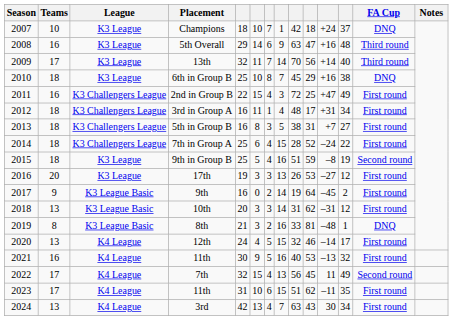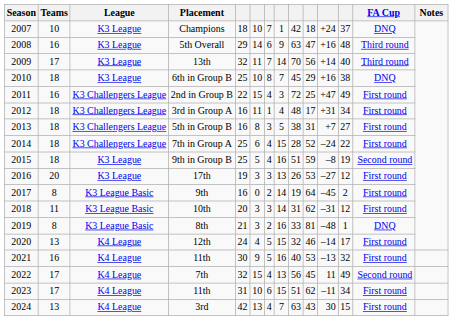(54, 193) 9 -> (54, 193) 8
(54, 209) 13 -> (54, 209) 11
(345, 291) 35 -> (345, 291) 34
(345, 308) 34 -> (345, 308) 15
